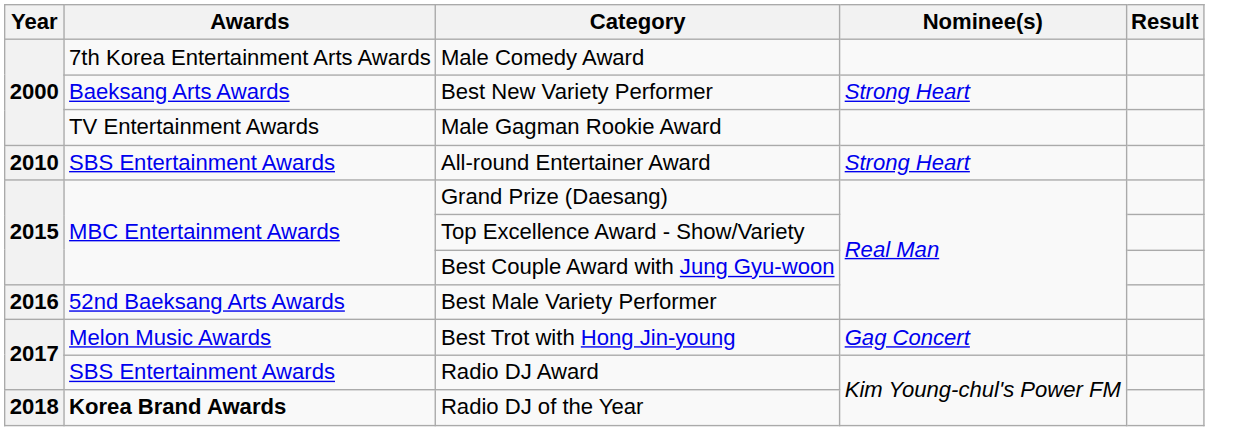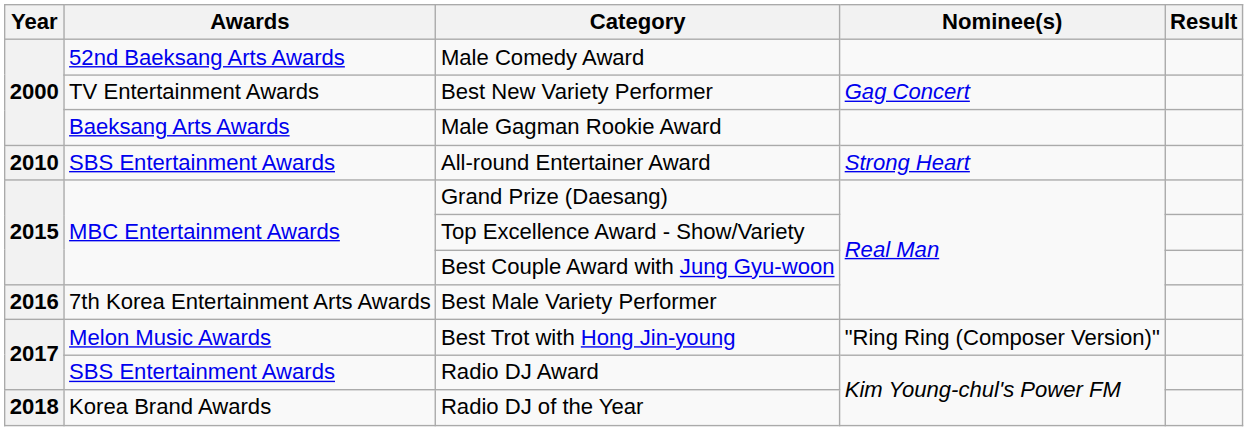(250, 57) 7th Korea Entertainment Arts Awards -> (207, 57) 52nd Baeksang Arts Awards
(179, 92) Baeksang Arts Awards -> (194, 92) TV Entertainment Awards
(907, 92) Strong Heart -> (907, 92) Gag Concert
(194, 127) TV Entertainment Awards -> (179, 127) Baeksang Arts Awards
(207, 302) 52nd Baeksang Arts Awards -> (250, 302) 7th Korea Entertainment Arts Awards
(907, 337) Gag Concert -> (1002, 337) "Ring Ring (Composer Version)"
(178, 407) bold -> (170, 407) normal
